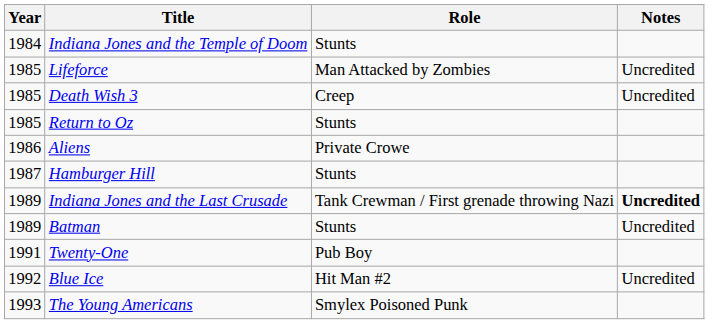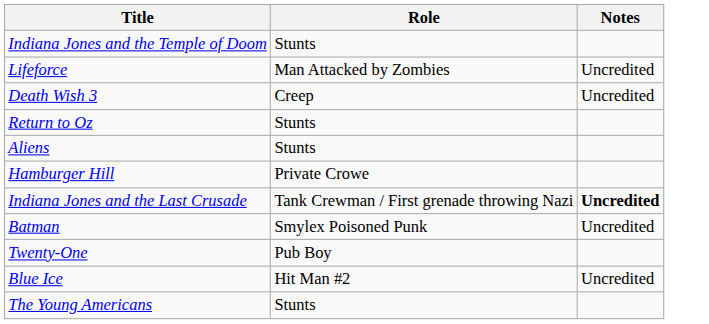- column: (25, 17)
(362, 148) Private Crowe -> (295, 148) Stunts
(336, 174) Stunts -> (322, 174) Private Crowe
(336, 226) Stunts -> (351, 226) Smylex Poisoned Punk
(391, 305) Smylex Poisoned Punk -> (295, 305) Stunts
